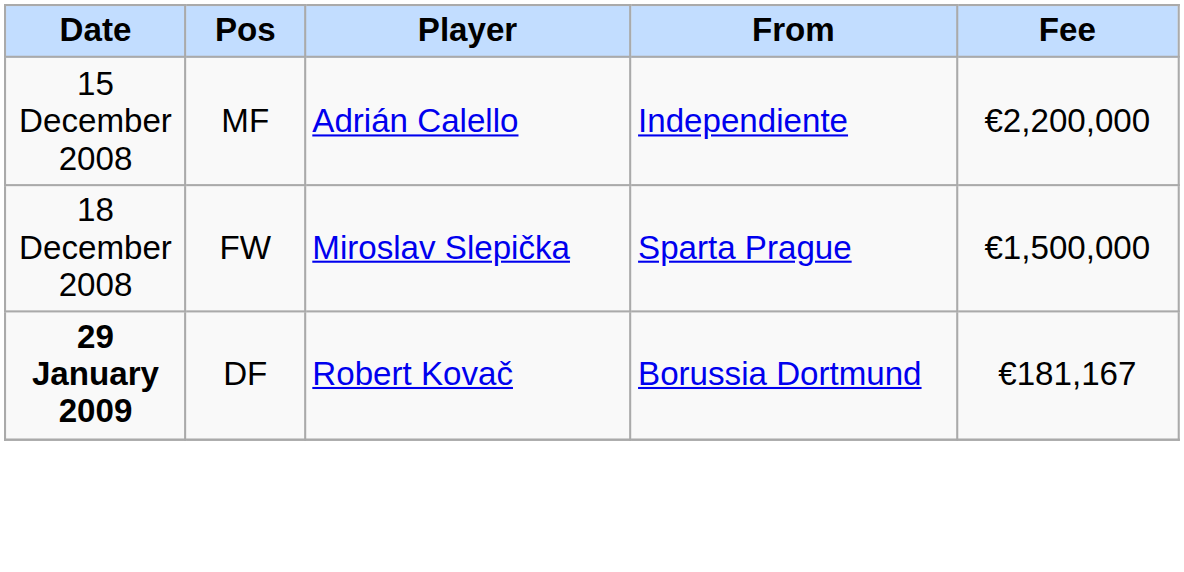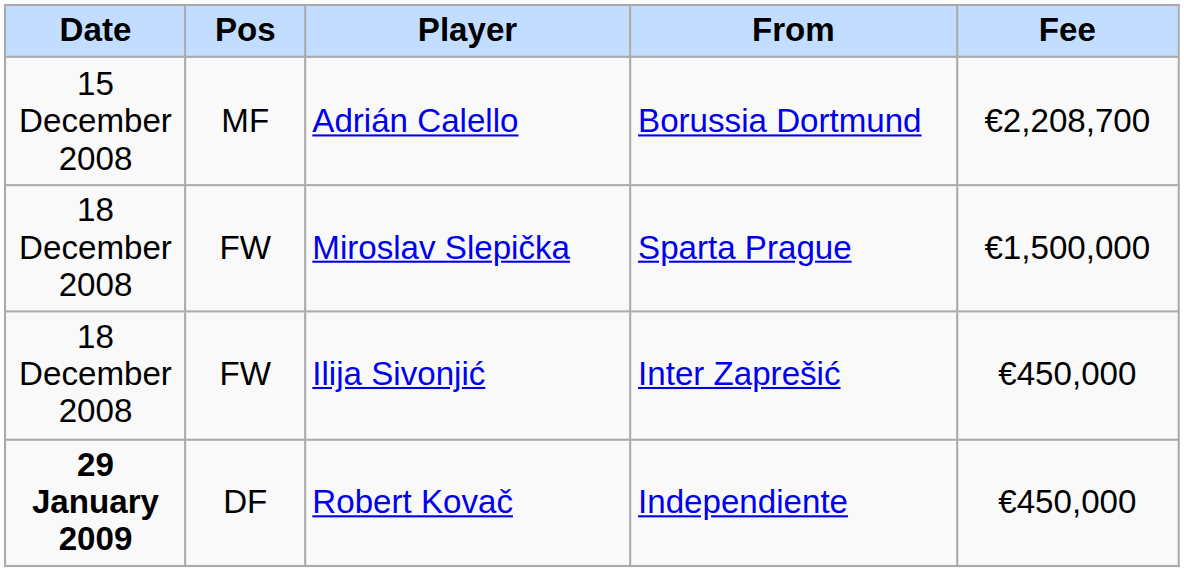(743, 120) Independiente -> (780, 120) Borussia Dortmund
(1067, 120) €2,200,000 -> (1067, 120) €2,208,700
+ row: (399, 374)
(780, 374) Borussia Dortmund -> (743, 501) Independiente
(1067, 374) €181,167 -> (1067, 501) €450,000
